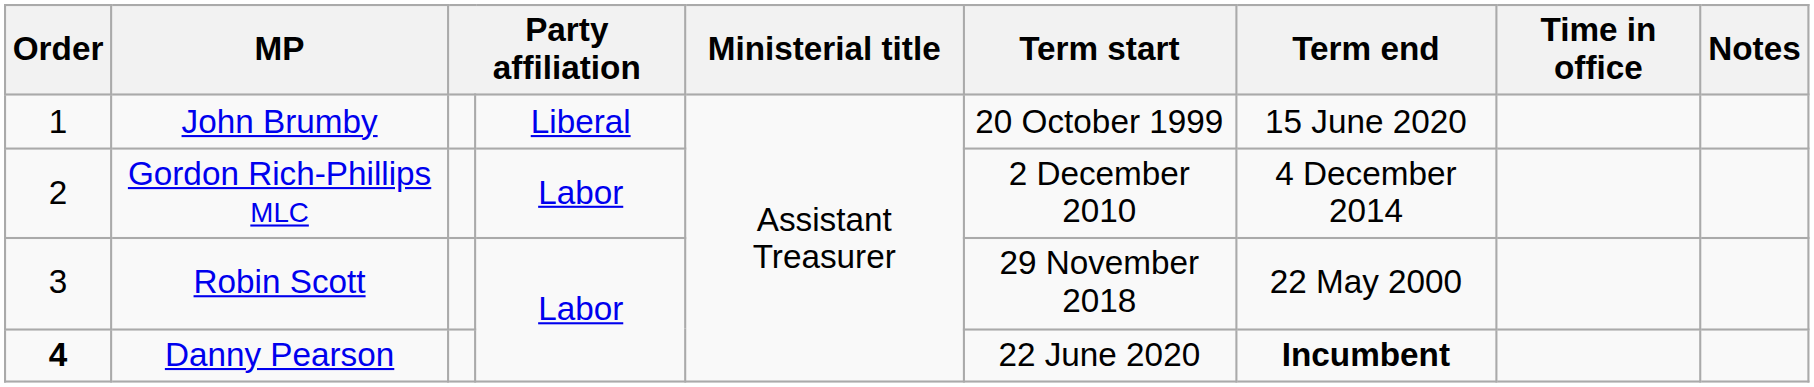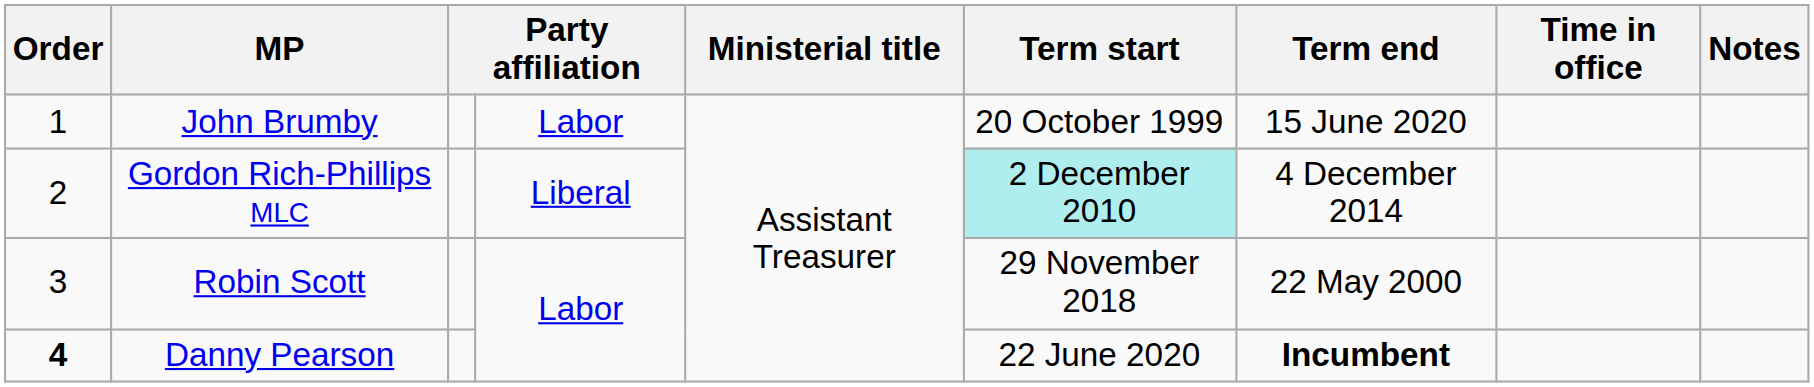(581, 121) Liberal -> (581, 121) Labor
(581, 192) Labor -> (581, 192) Liberal
(1099, 192) no background -> (1099, 192) paleturquoise background
